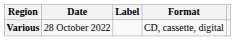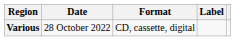columns swapped: (127, 12) <-> (184, 12)
